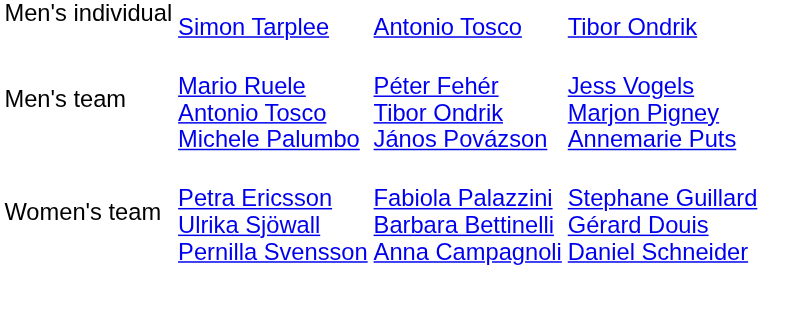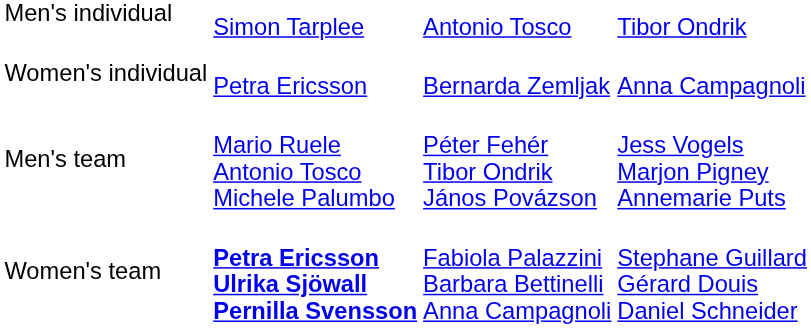+ row: (106, 73)
(273, 225) normal -> (315, 284) bold
